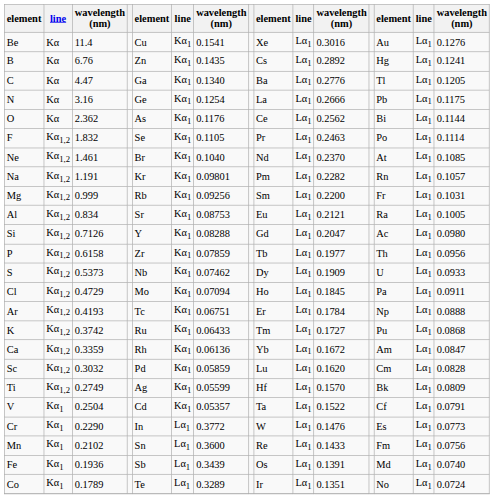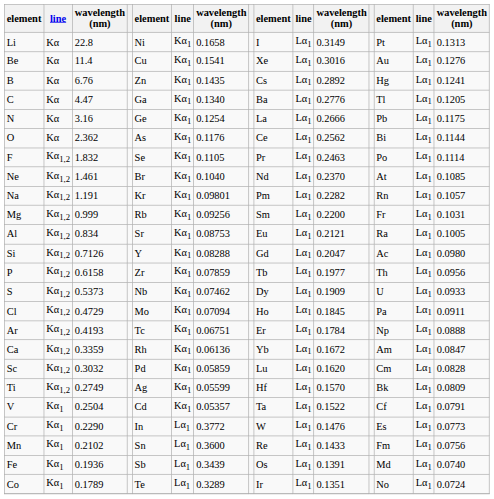+ row: (11, 42)
- row: (10, 330)
